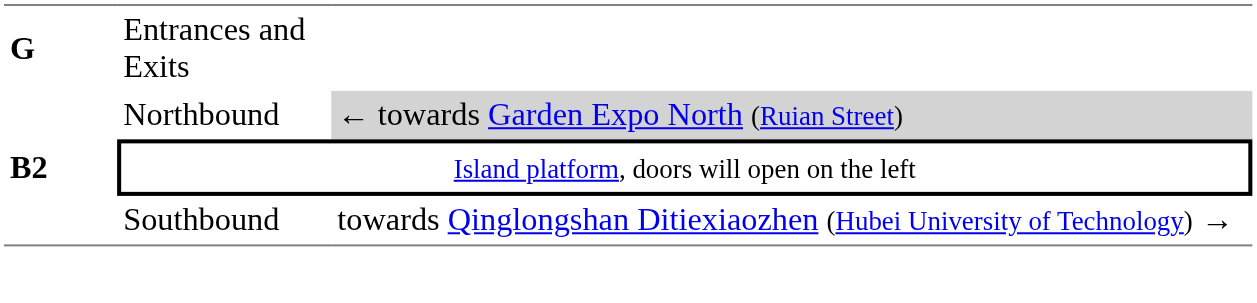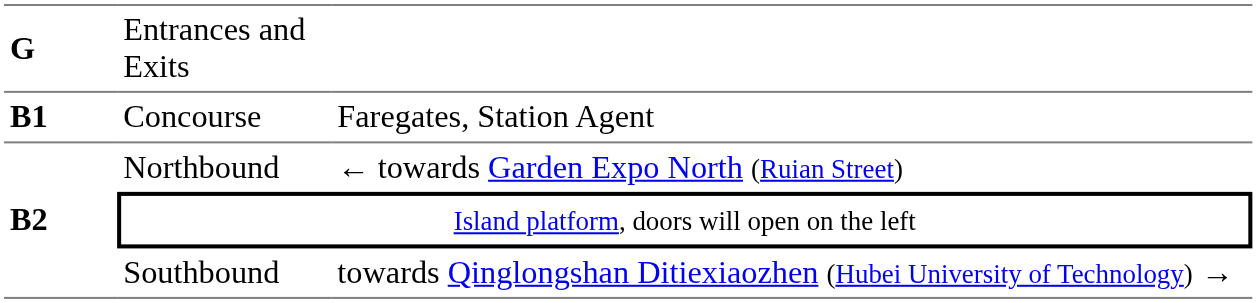+ row: (192, 116)
(620, 114) lightgrey background -> (620, 167) no background
